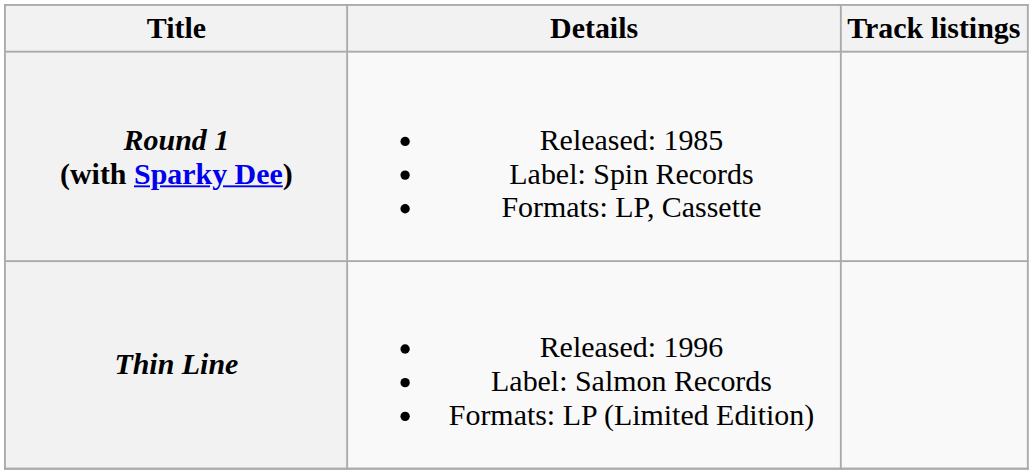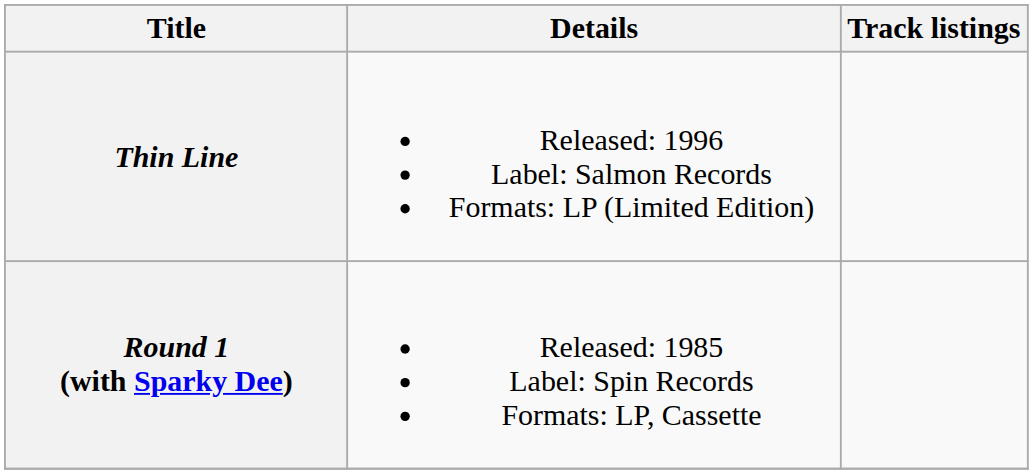rows swapped: (176, 156) <-> (176, 364)
